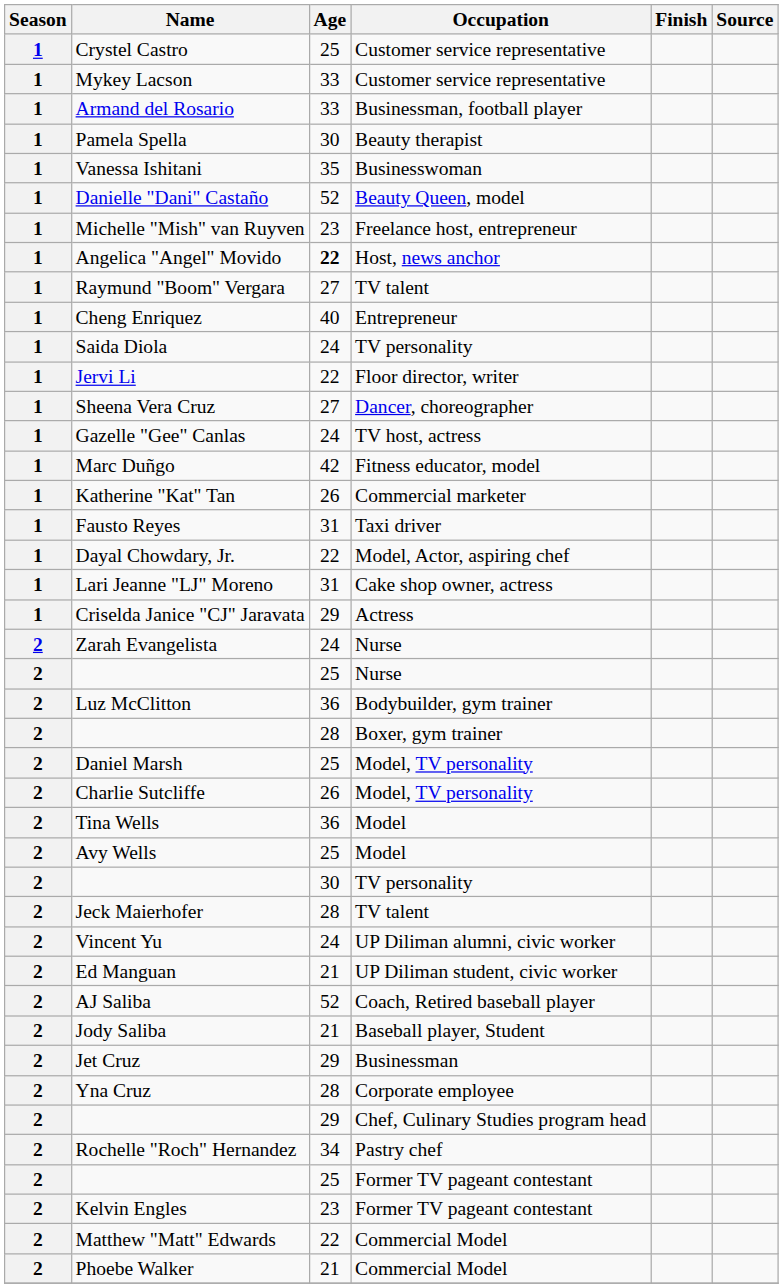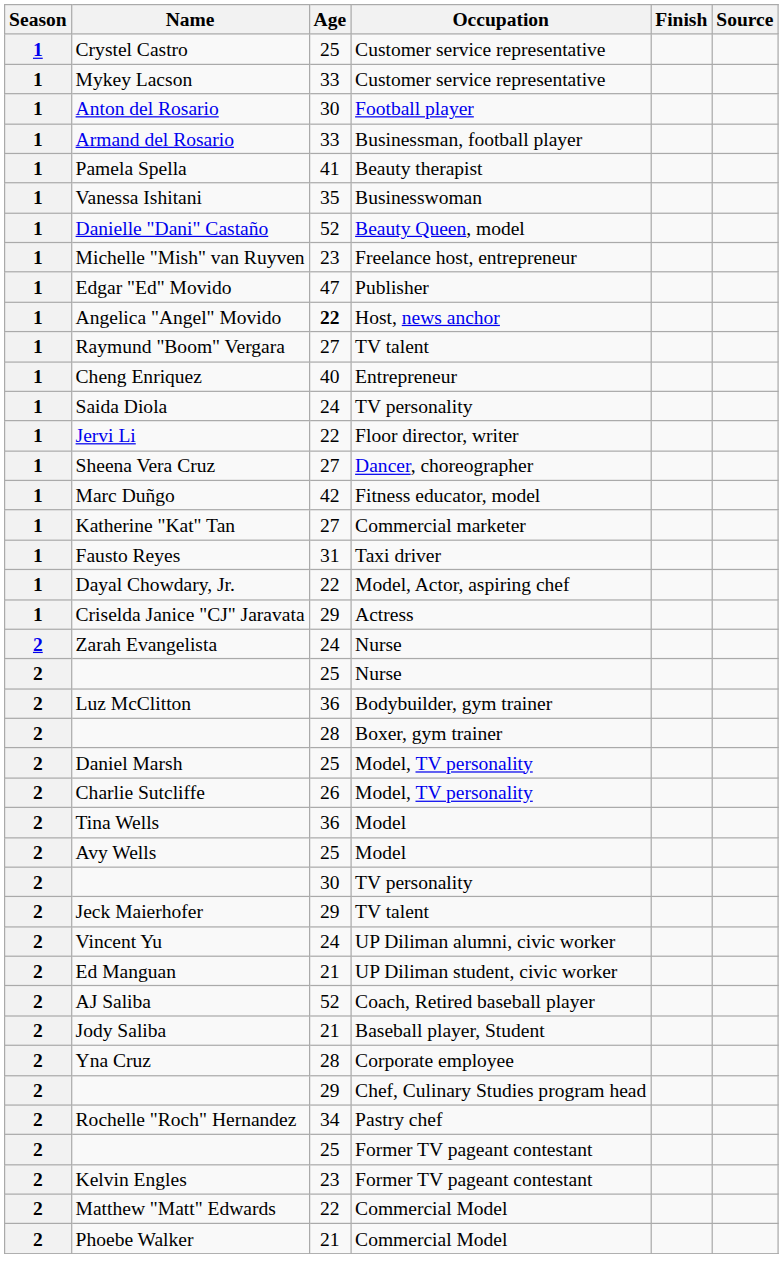+ row: (147, 109)
(330, 138) 30 -> (330, 168) 41
+ row: (154, 287)
- row: (161, 436)
(330, 495) 26 -> (330, 525) 27
- row: (174, 584)
(330, 912) 28 -> (330, 912) 29
- row: (108, 1060)
